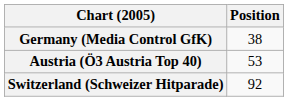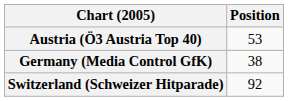rows swapped: (116, 61) <-> (116, 38)
